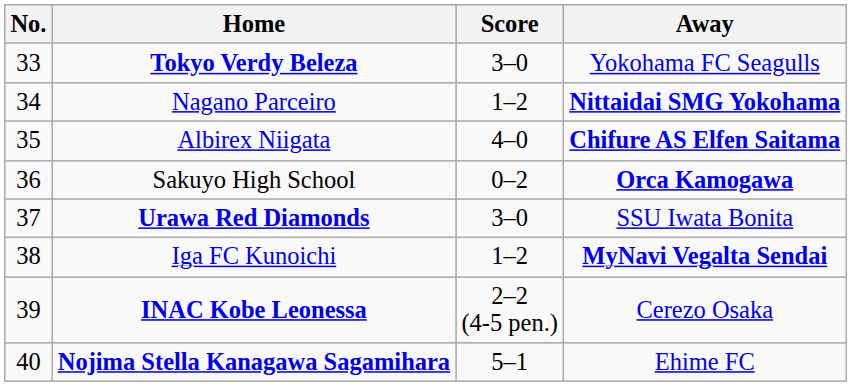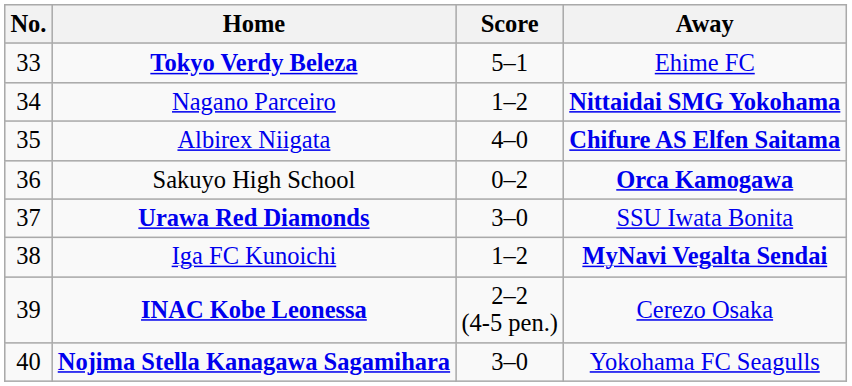(510, 62) 3–0 -> (510, 62) 5–1
(705, 62) Yokohama FC Seagulls -> (705, 62) Ehime FC
(510, 362) 5–1 -> (510, 362) 3–0
(705, 362) Ehime FC -> (705, 362) Yokohama FC Seagulls
